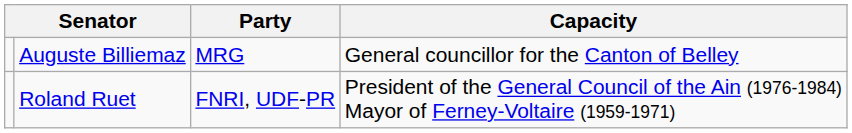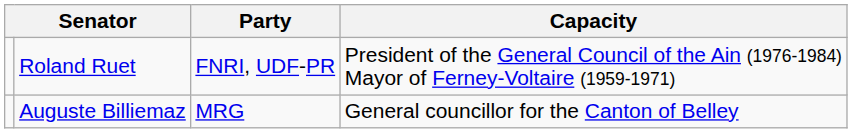rows swapped: (102, 54) <-> (77, 99)
